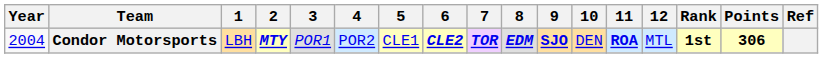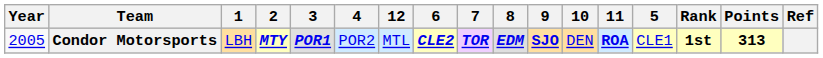columns swapped: (401, 17) <-> (659, 17)
(27, 41) 2004 -> (27, 41) 2005
(313, 41) normal -> (313, 41) bold
(752, 41) 306 -> (752, 41) 313
